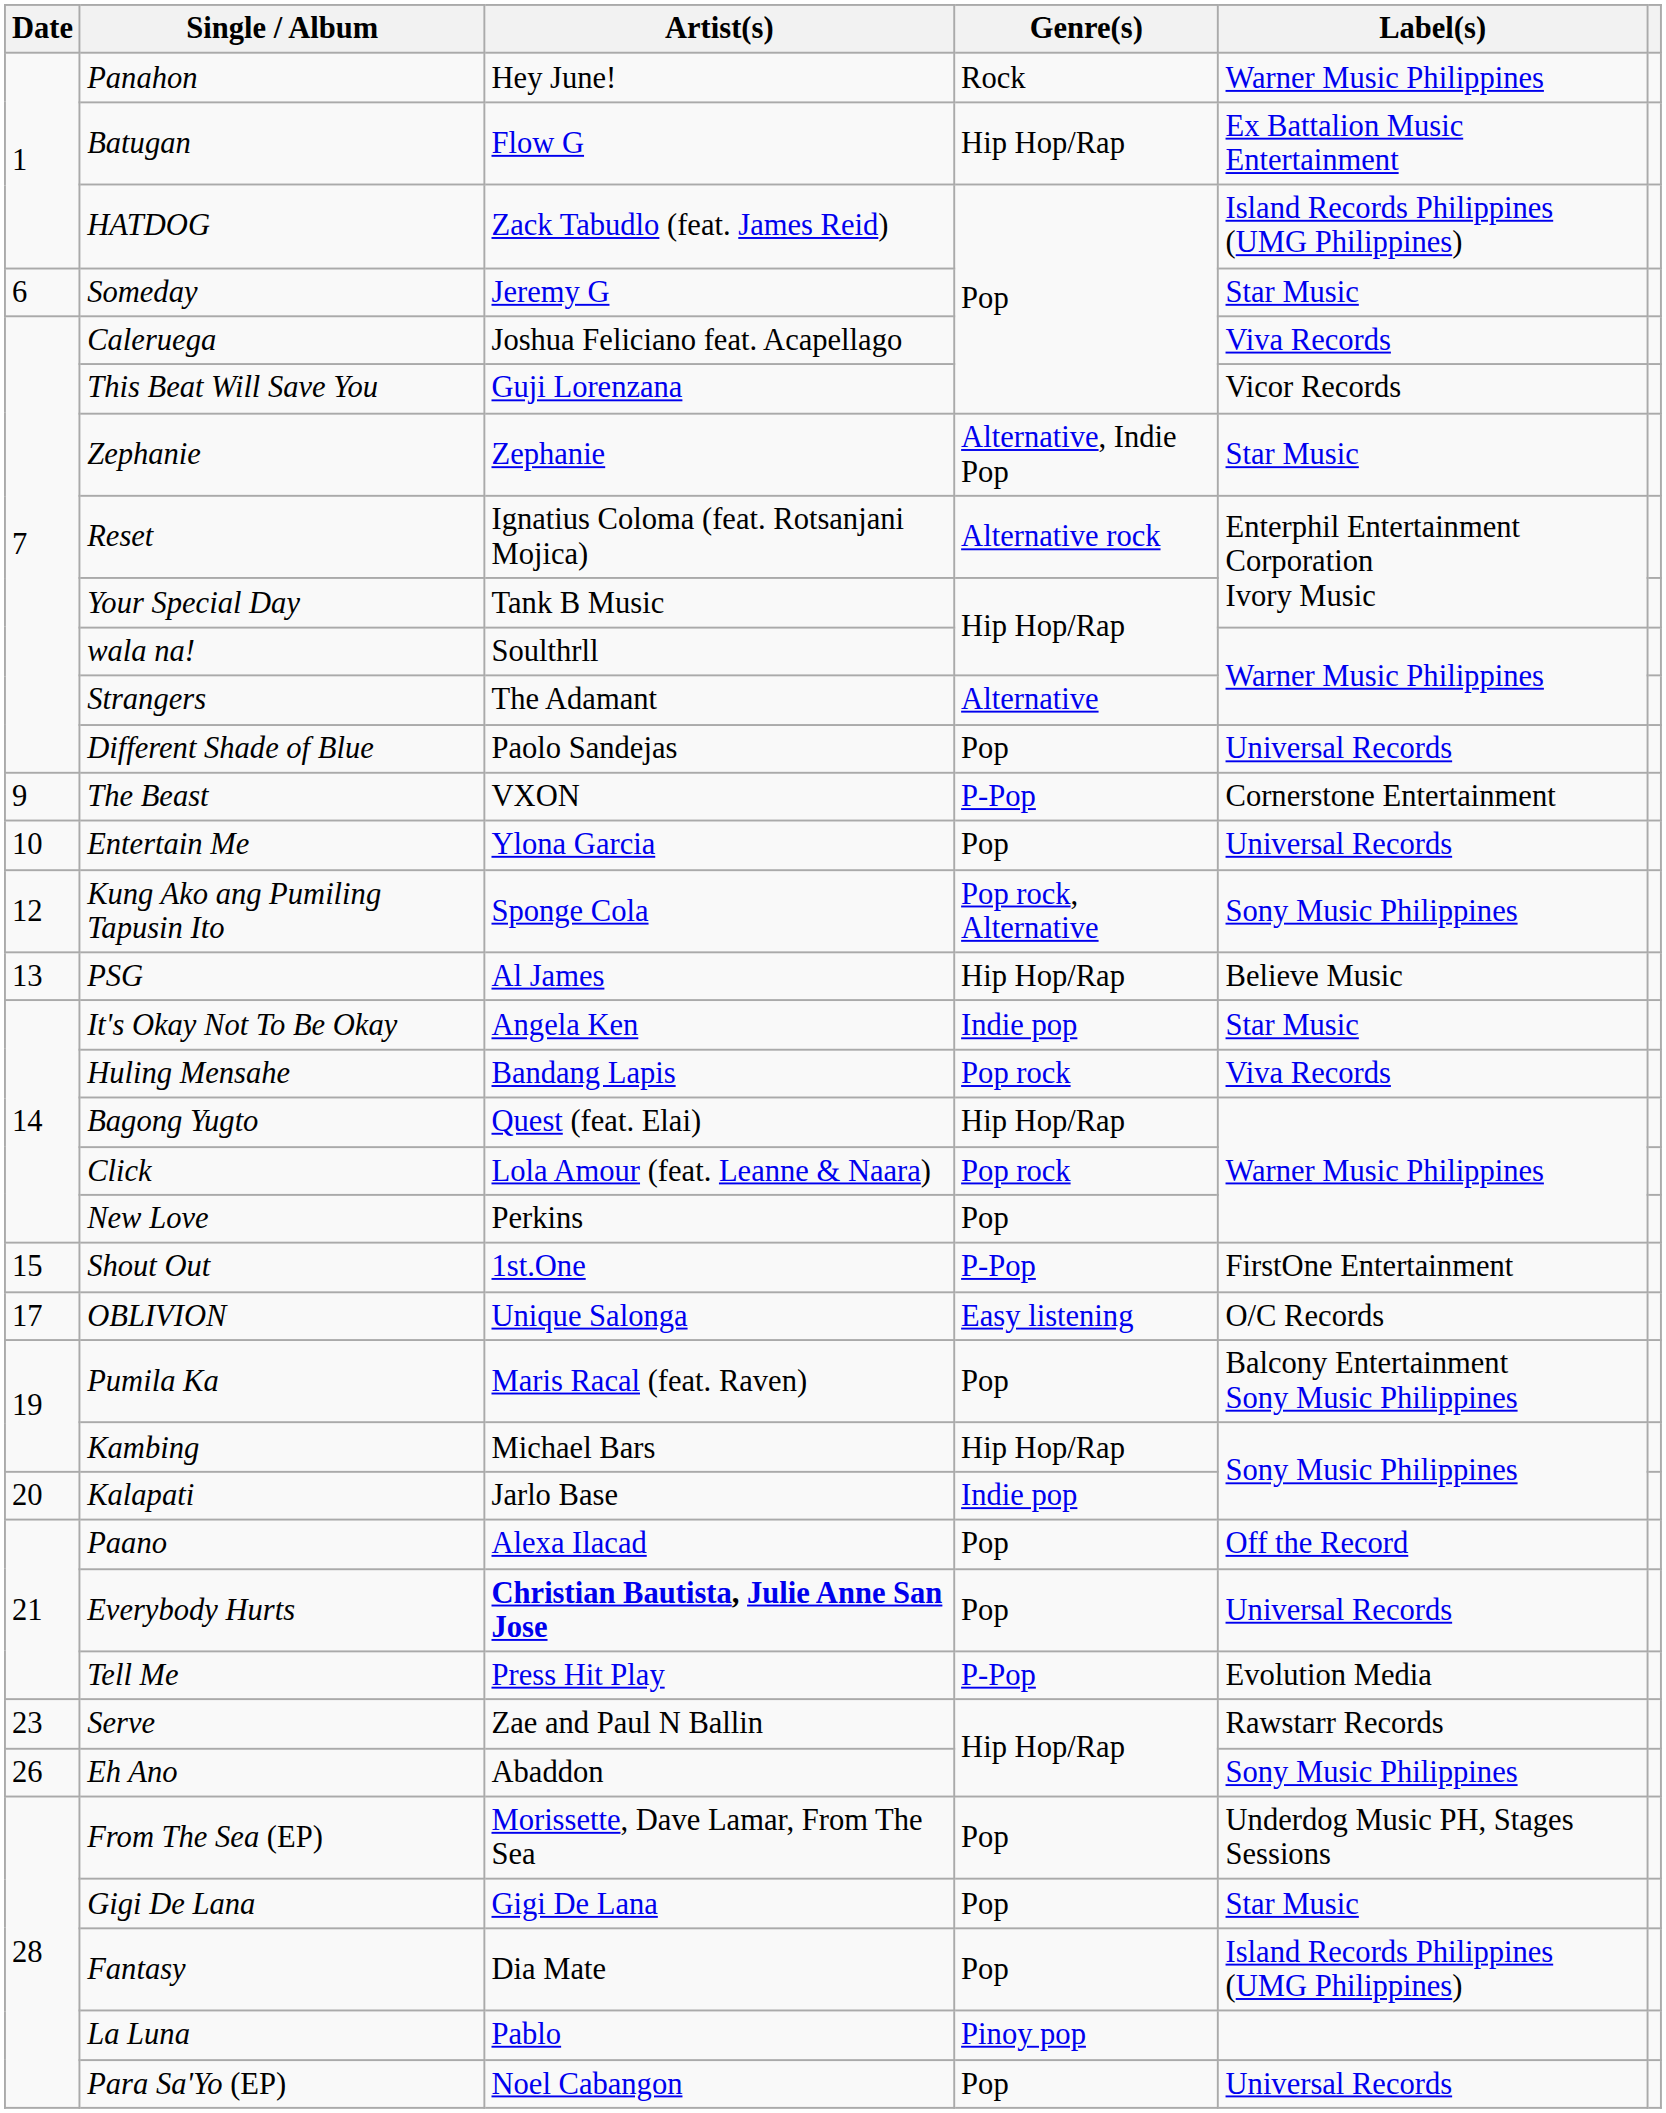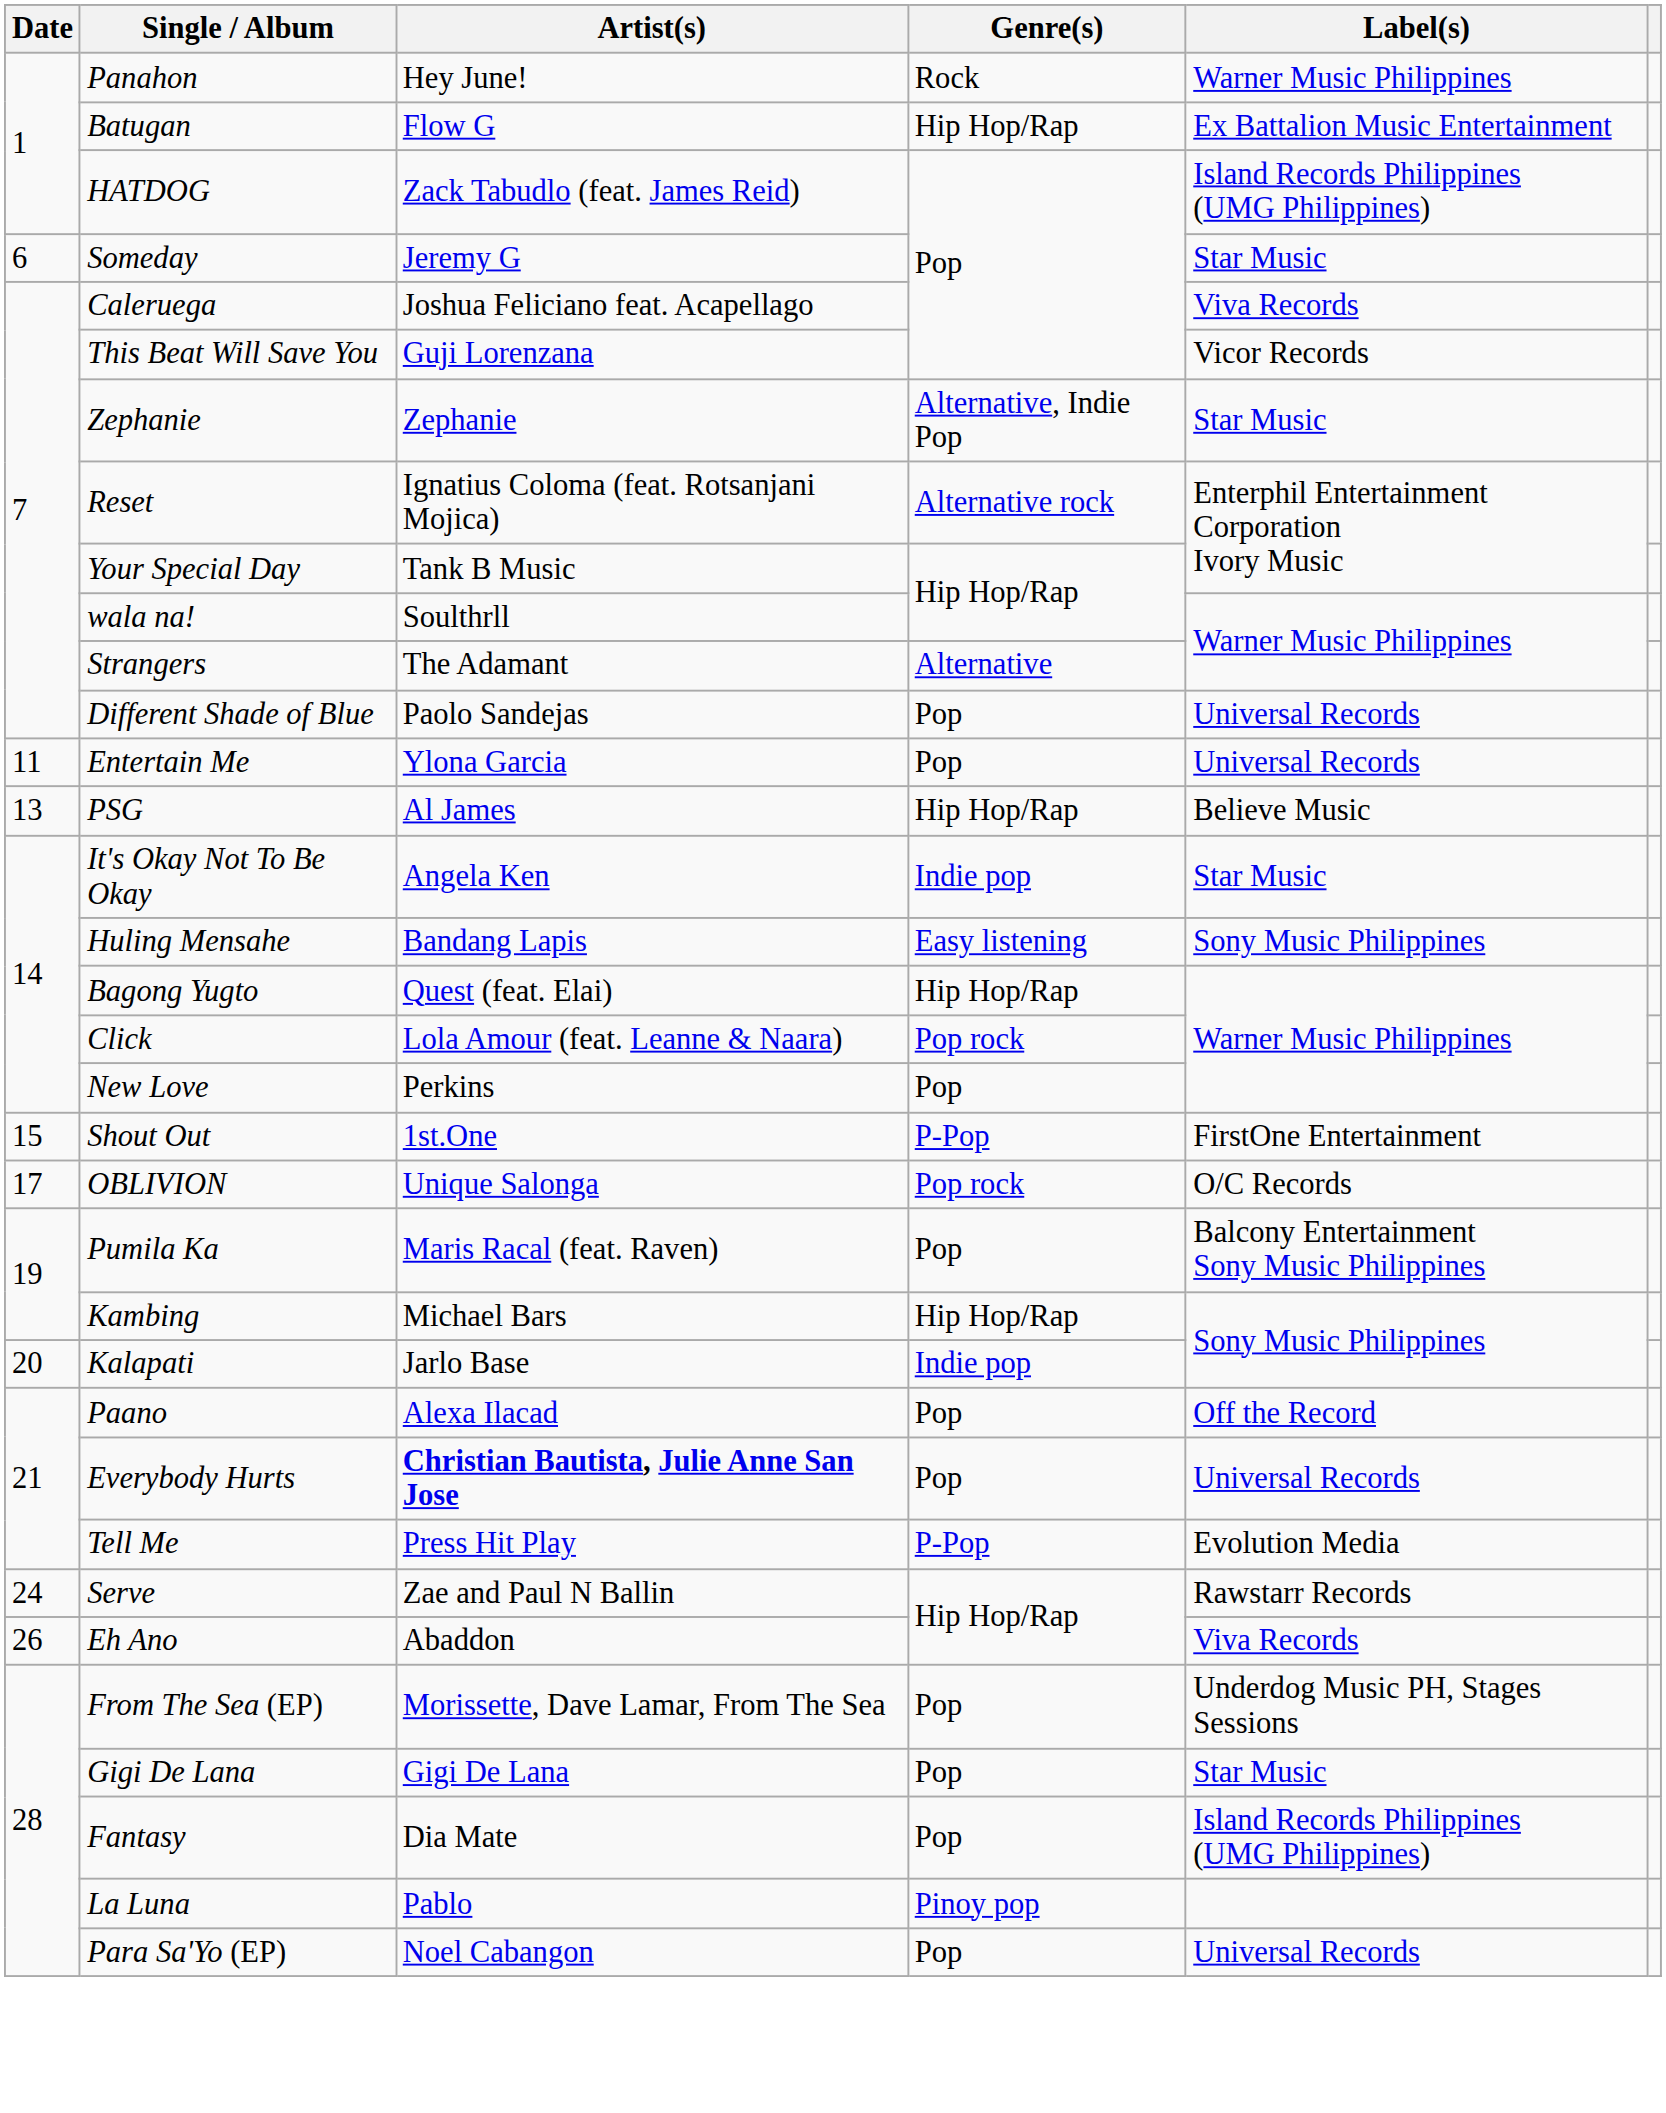- row: (148, 796)
(27, 844) 10 -> (27, 761) 11
- row: (234, 910)
(1016, 1073) Pop rock -> (1001, 941) Easy listening
(1308, 1073) Viva Records -> (1339, 941) Sony Music Philippines
(1047, 1315) Easy listening -> (969, 1184) Pop rock
(27, 1723) 23 -> (27, 1592) 24
(1372, 1771) Sony Music Philippines -> (1276, 1640) Viva Records
